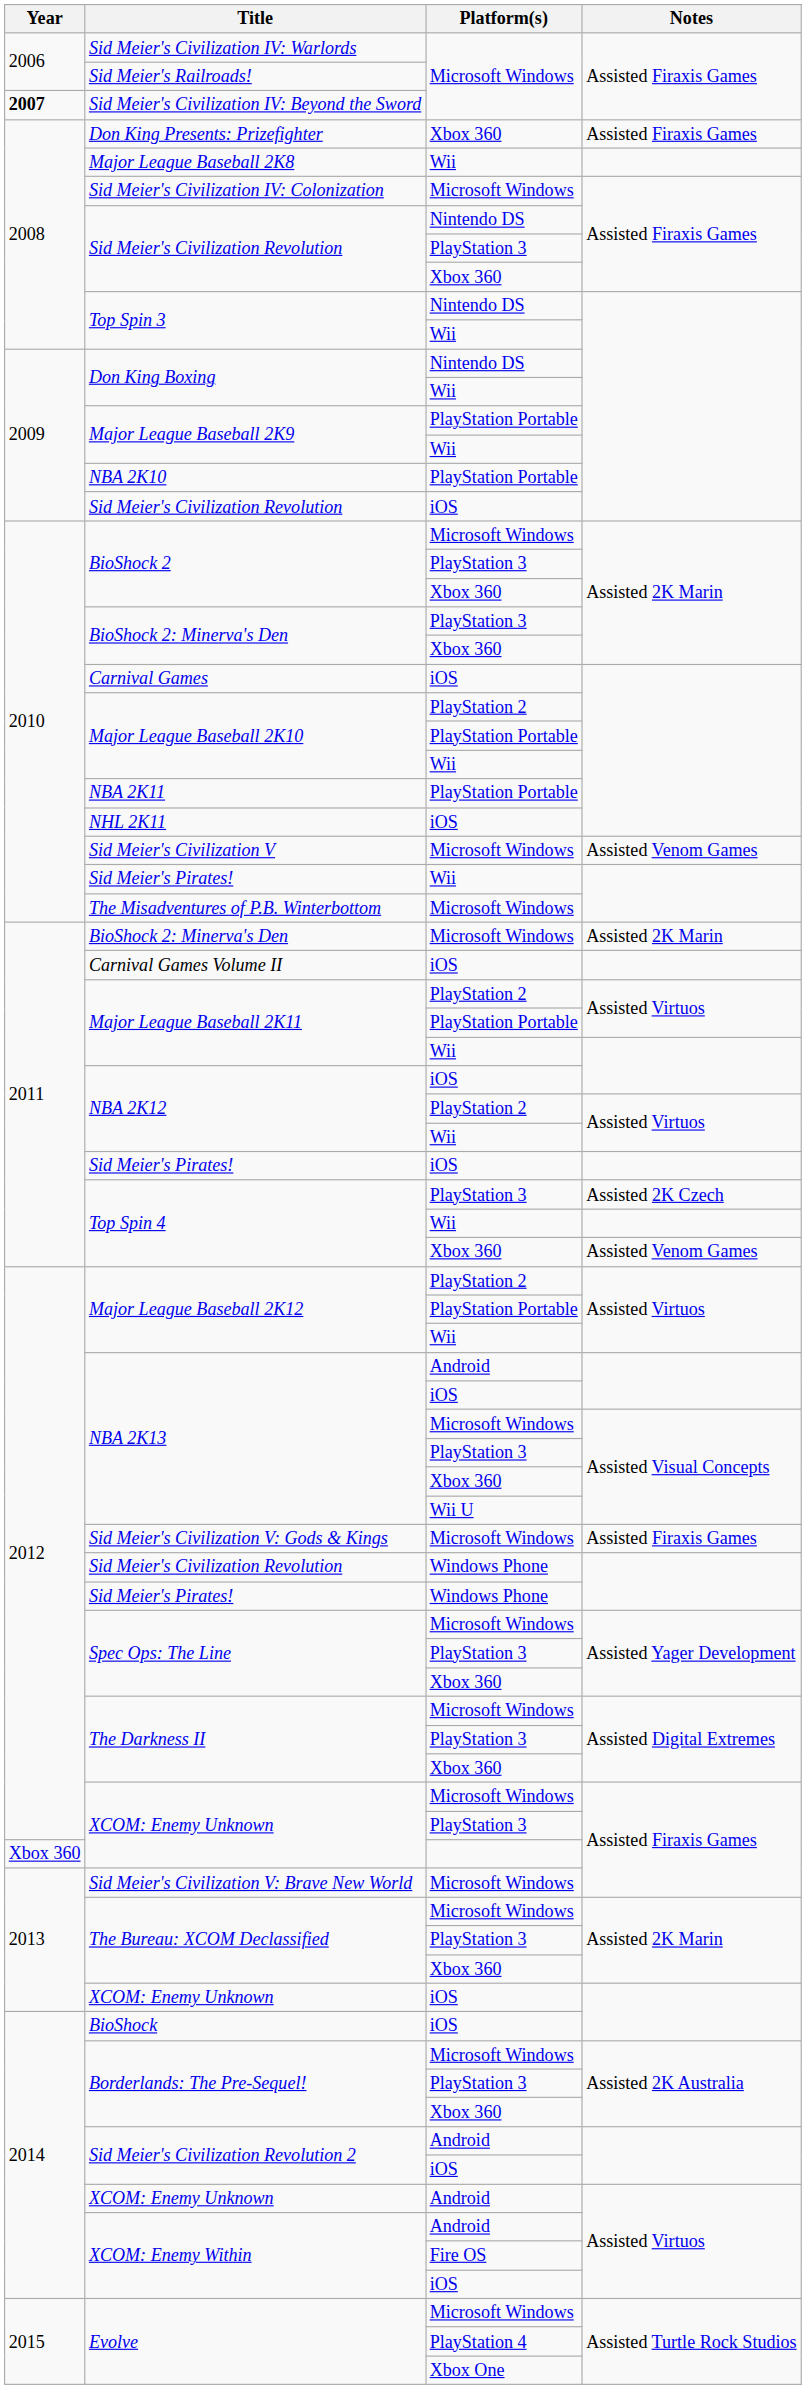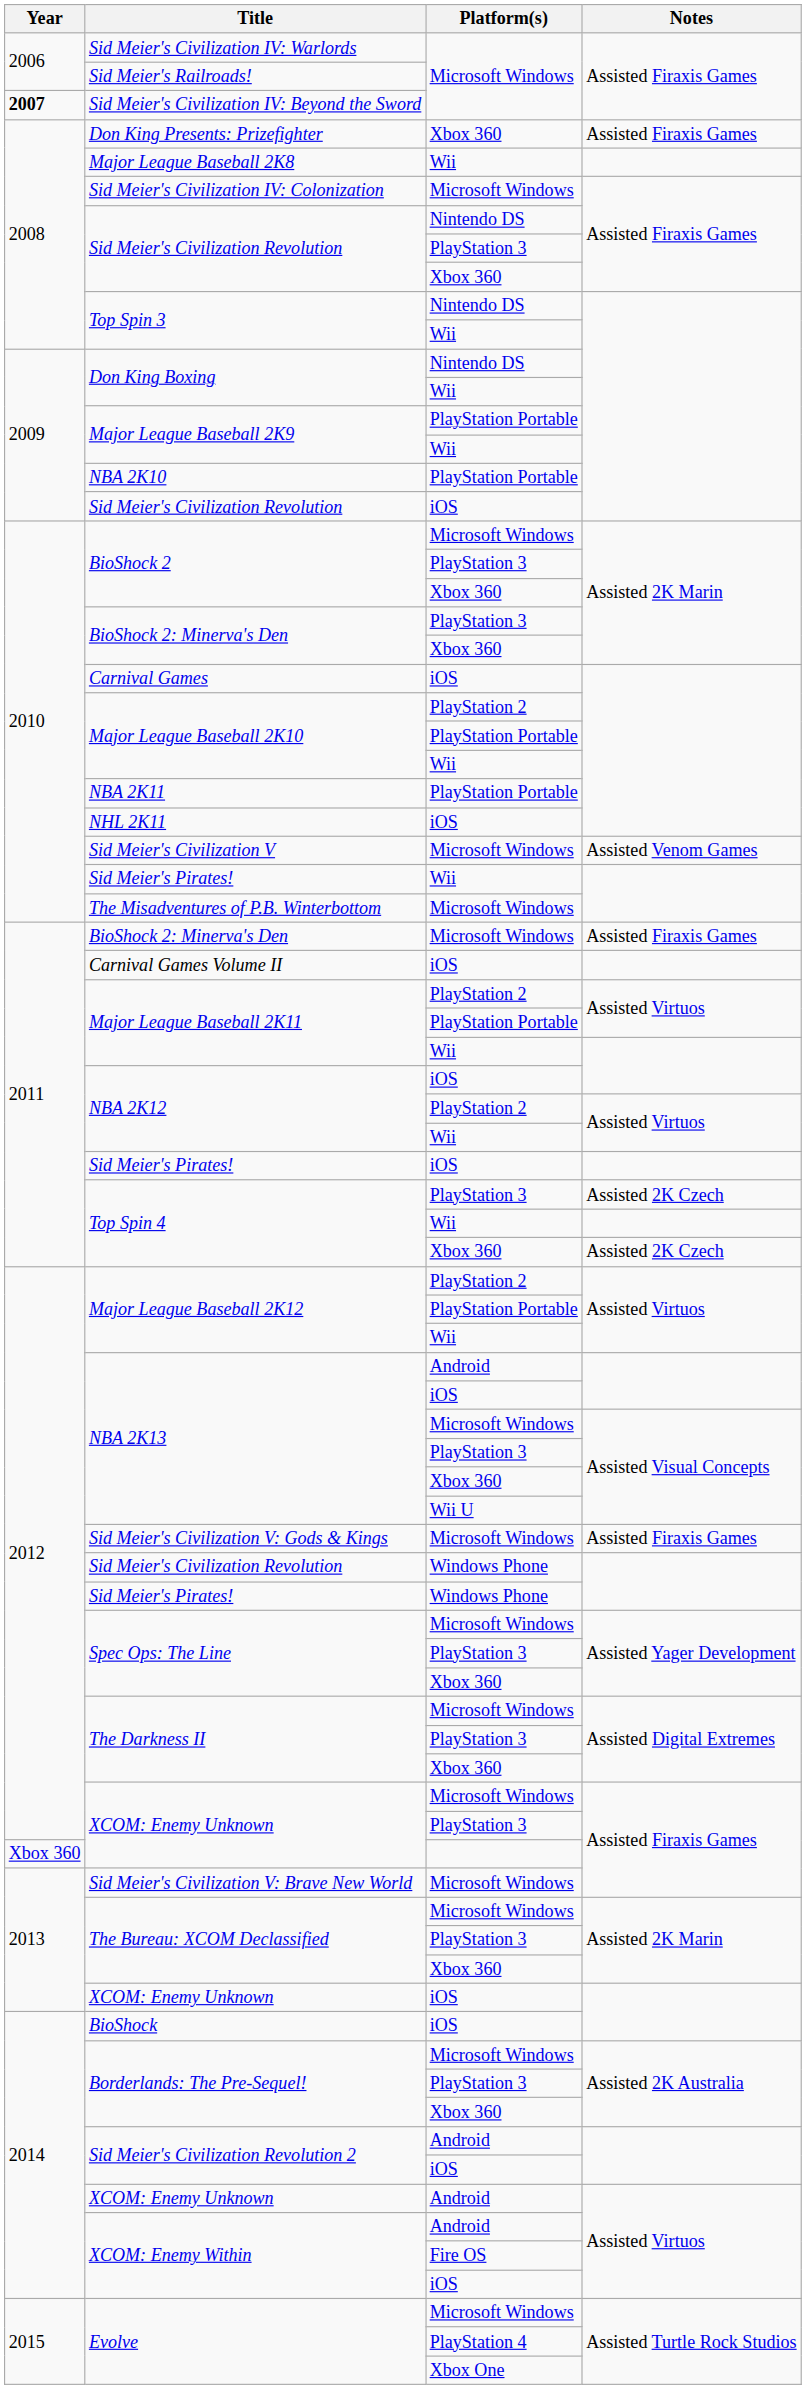(654, 936) Assisted 2K Marin -> (672, 936) Assisted Firaxis Games
(672, 1251) Assisted Venom Games -> (655, 1251) Assisted 2K Czech
